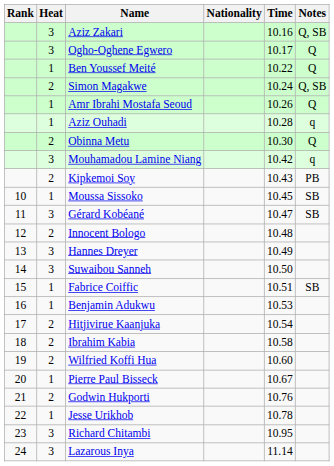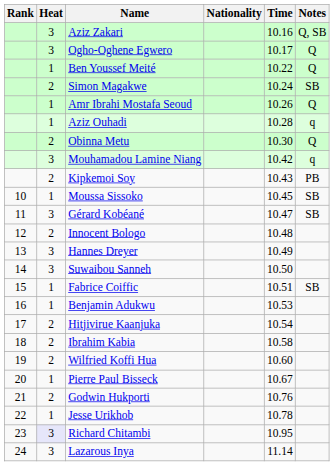(312, 86) Q, SB -> (312, 86) SB
(51, 433) no background -> (51, 433) lavender background
